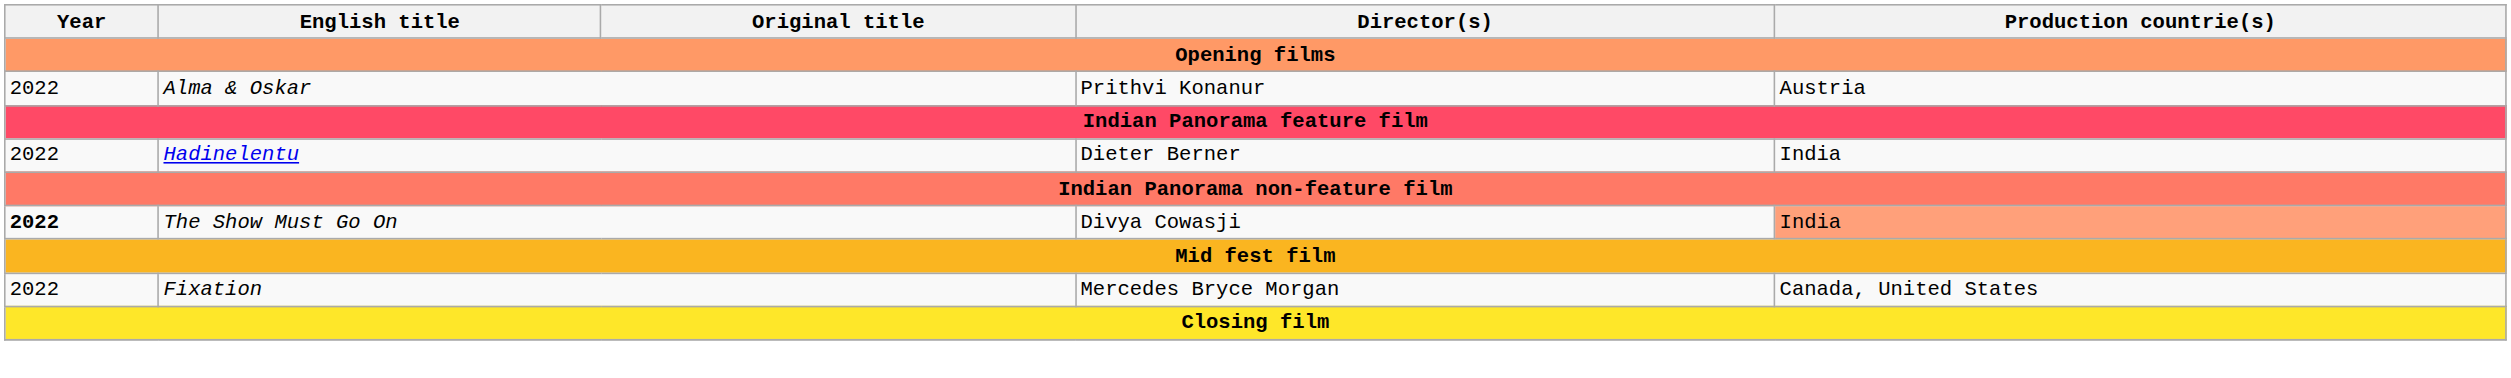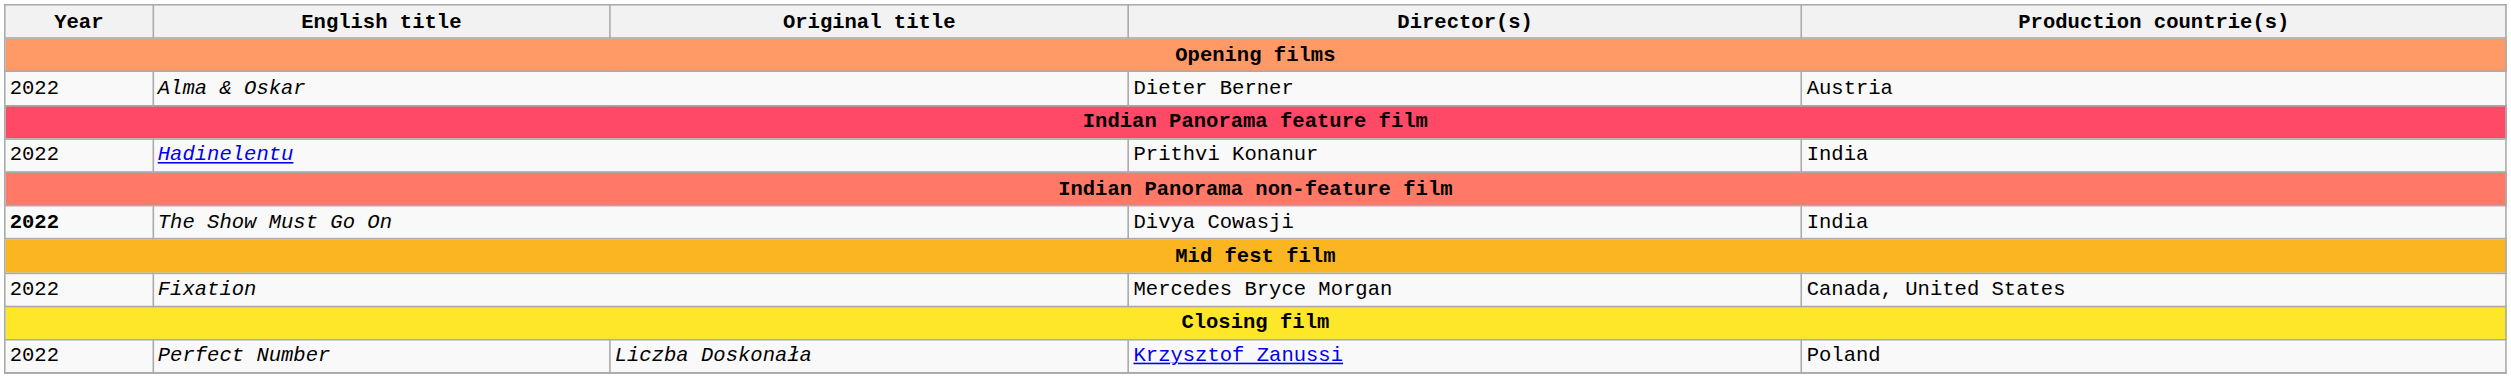(1173, 88) Prithvi Konanur -> (1214, 88) Dieter Berner
(1161, 155) Dieter Berner -> (1226, 155) Prithvi Konanur
(1810, 222) lightsalmon background -> (1837, 222) no background
+ row: (244, 356)
